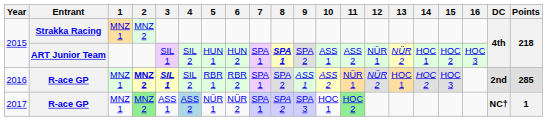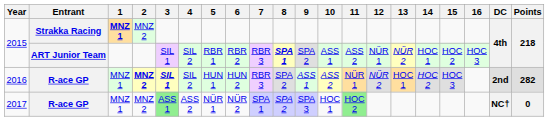(120, 30) normal -> (120, 30) bold
(213, 55) HUN 1 -> (213, 55) RBR 1
(237, 55) HUN 2 -> (237, 55) RBR 2
(260, 55) SPA 1 -> (261, 55) RBR 3
(213, 79) RBR 1 -> (213, 79) HUN 1
(237, 79) RBR 2 -> (237, 79) HUN 2
(260, 79) SPA 1 -> (261, 79) RBR 3
(526, 79) 285 -> (528, 79) 282
(144, 104) lightgreen background -> (144, 104) no background
(167, 104) no background -> (167, 104) lightgreen background
(190, 104) lightblue background -> (190, 104) no background
(526, 104) 1 -> (528, 104) 0
